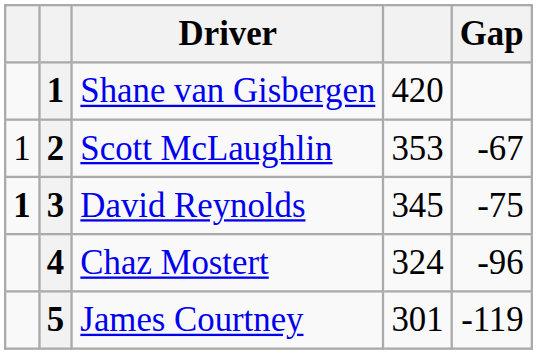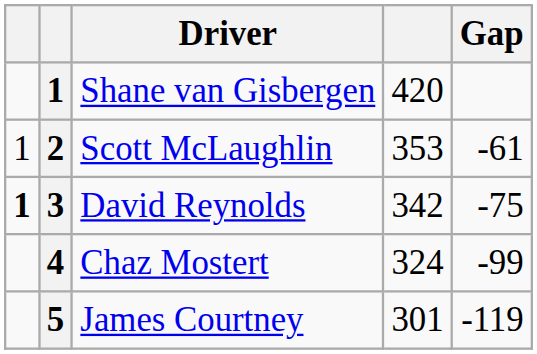(500, 148) -67 -> (500, 148) -61
(418, 205) 345 -> (418, 205) 342
(500, 262) -96 -> (500, 262) -99
